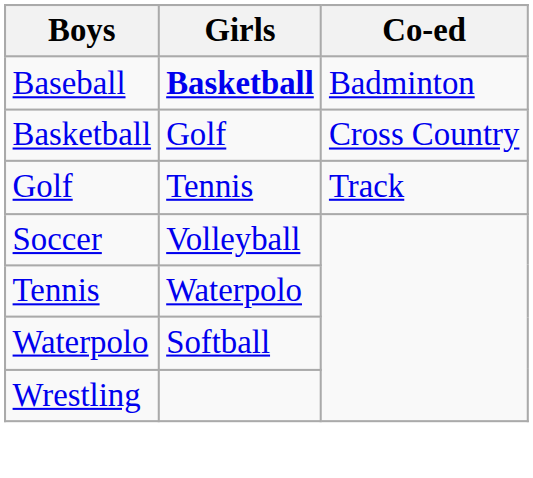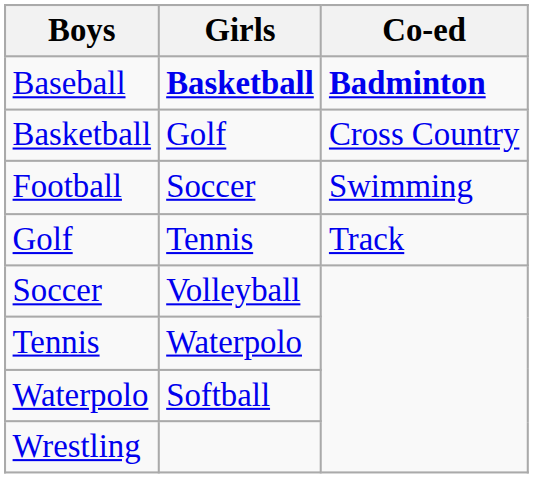(402, 82) normal -> (407, 82) bold
+ row: (67, 186)
